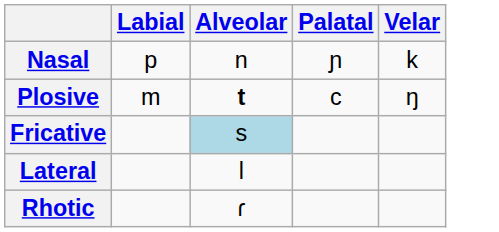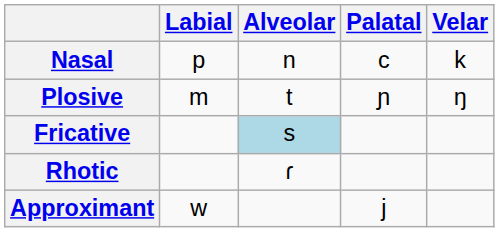(336, 60) ɲ -> (384, 60) c
(241, 97) bold -> (289, 97) normal
(336, 97) c -> (384, 97) ɲ
- row: (58, 171)
+ row: (82, 208)
